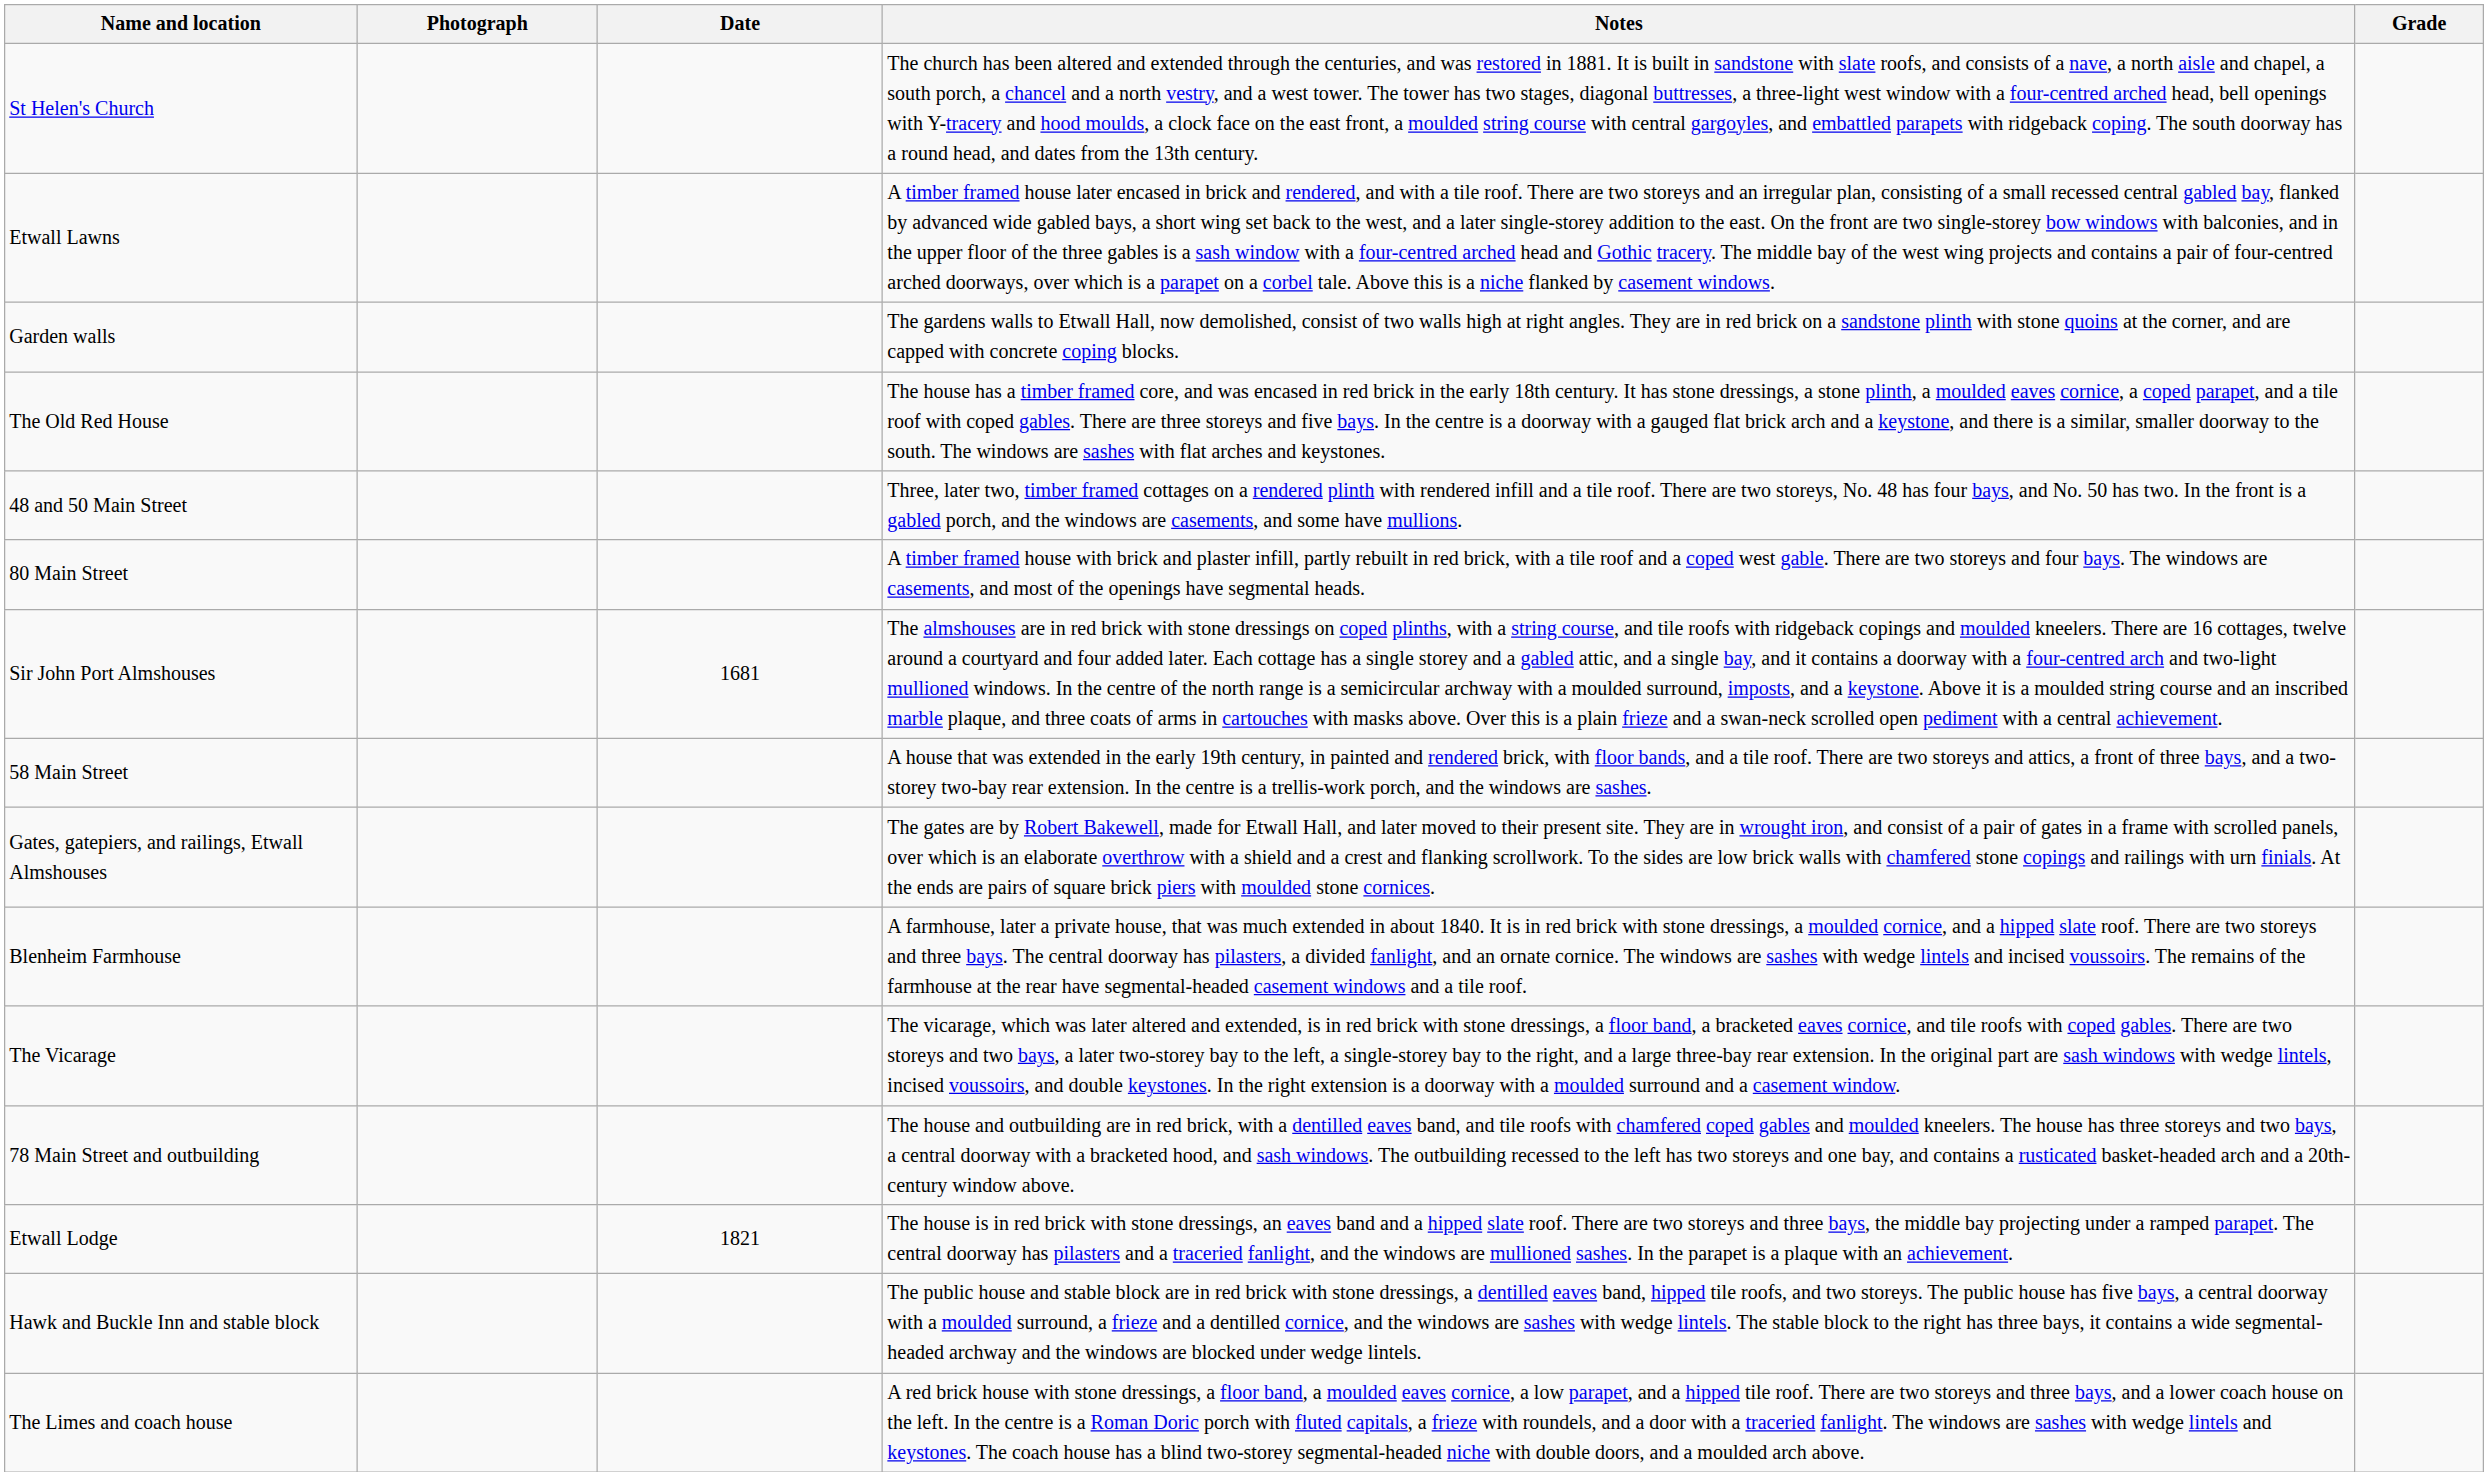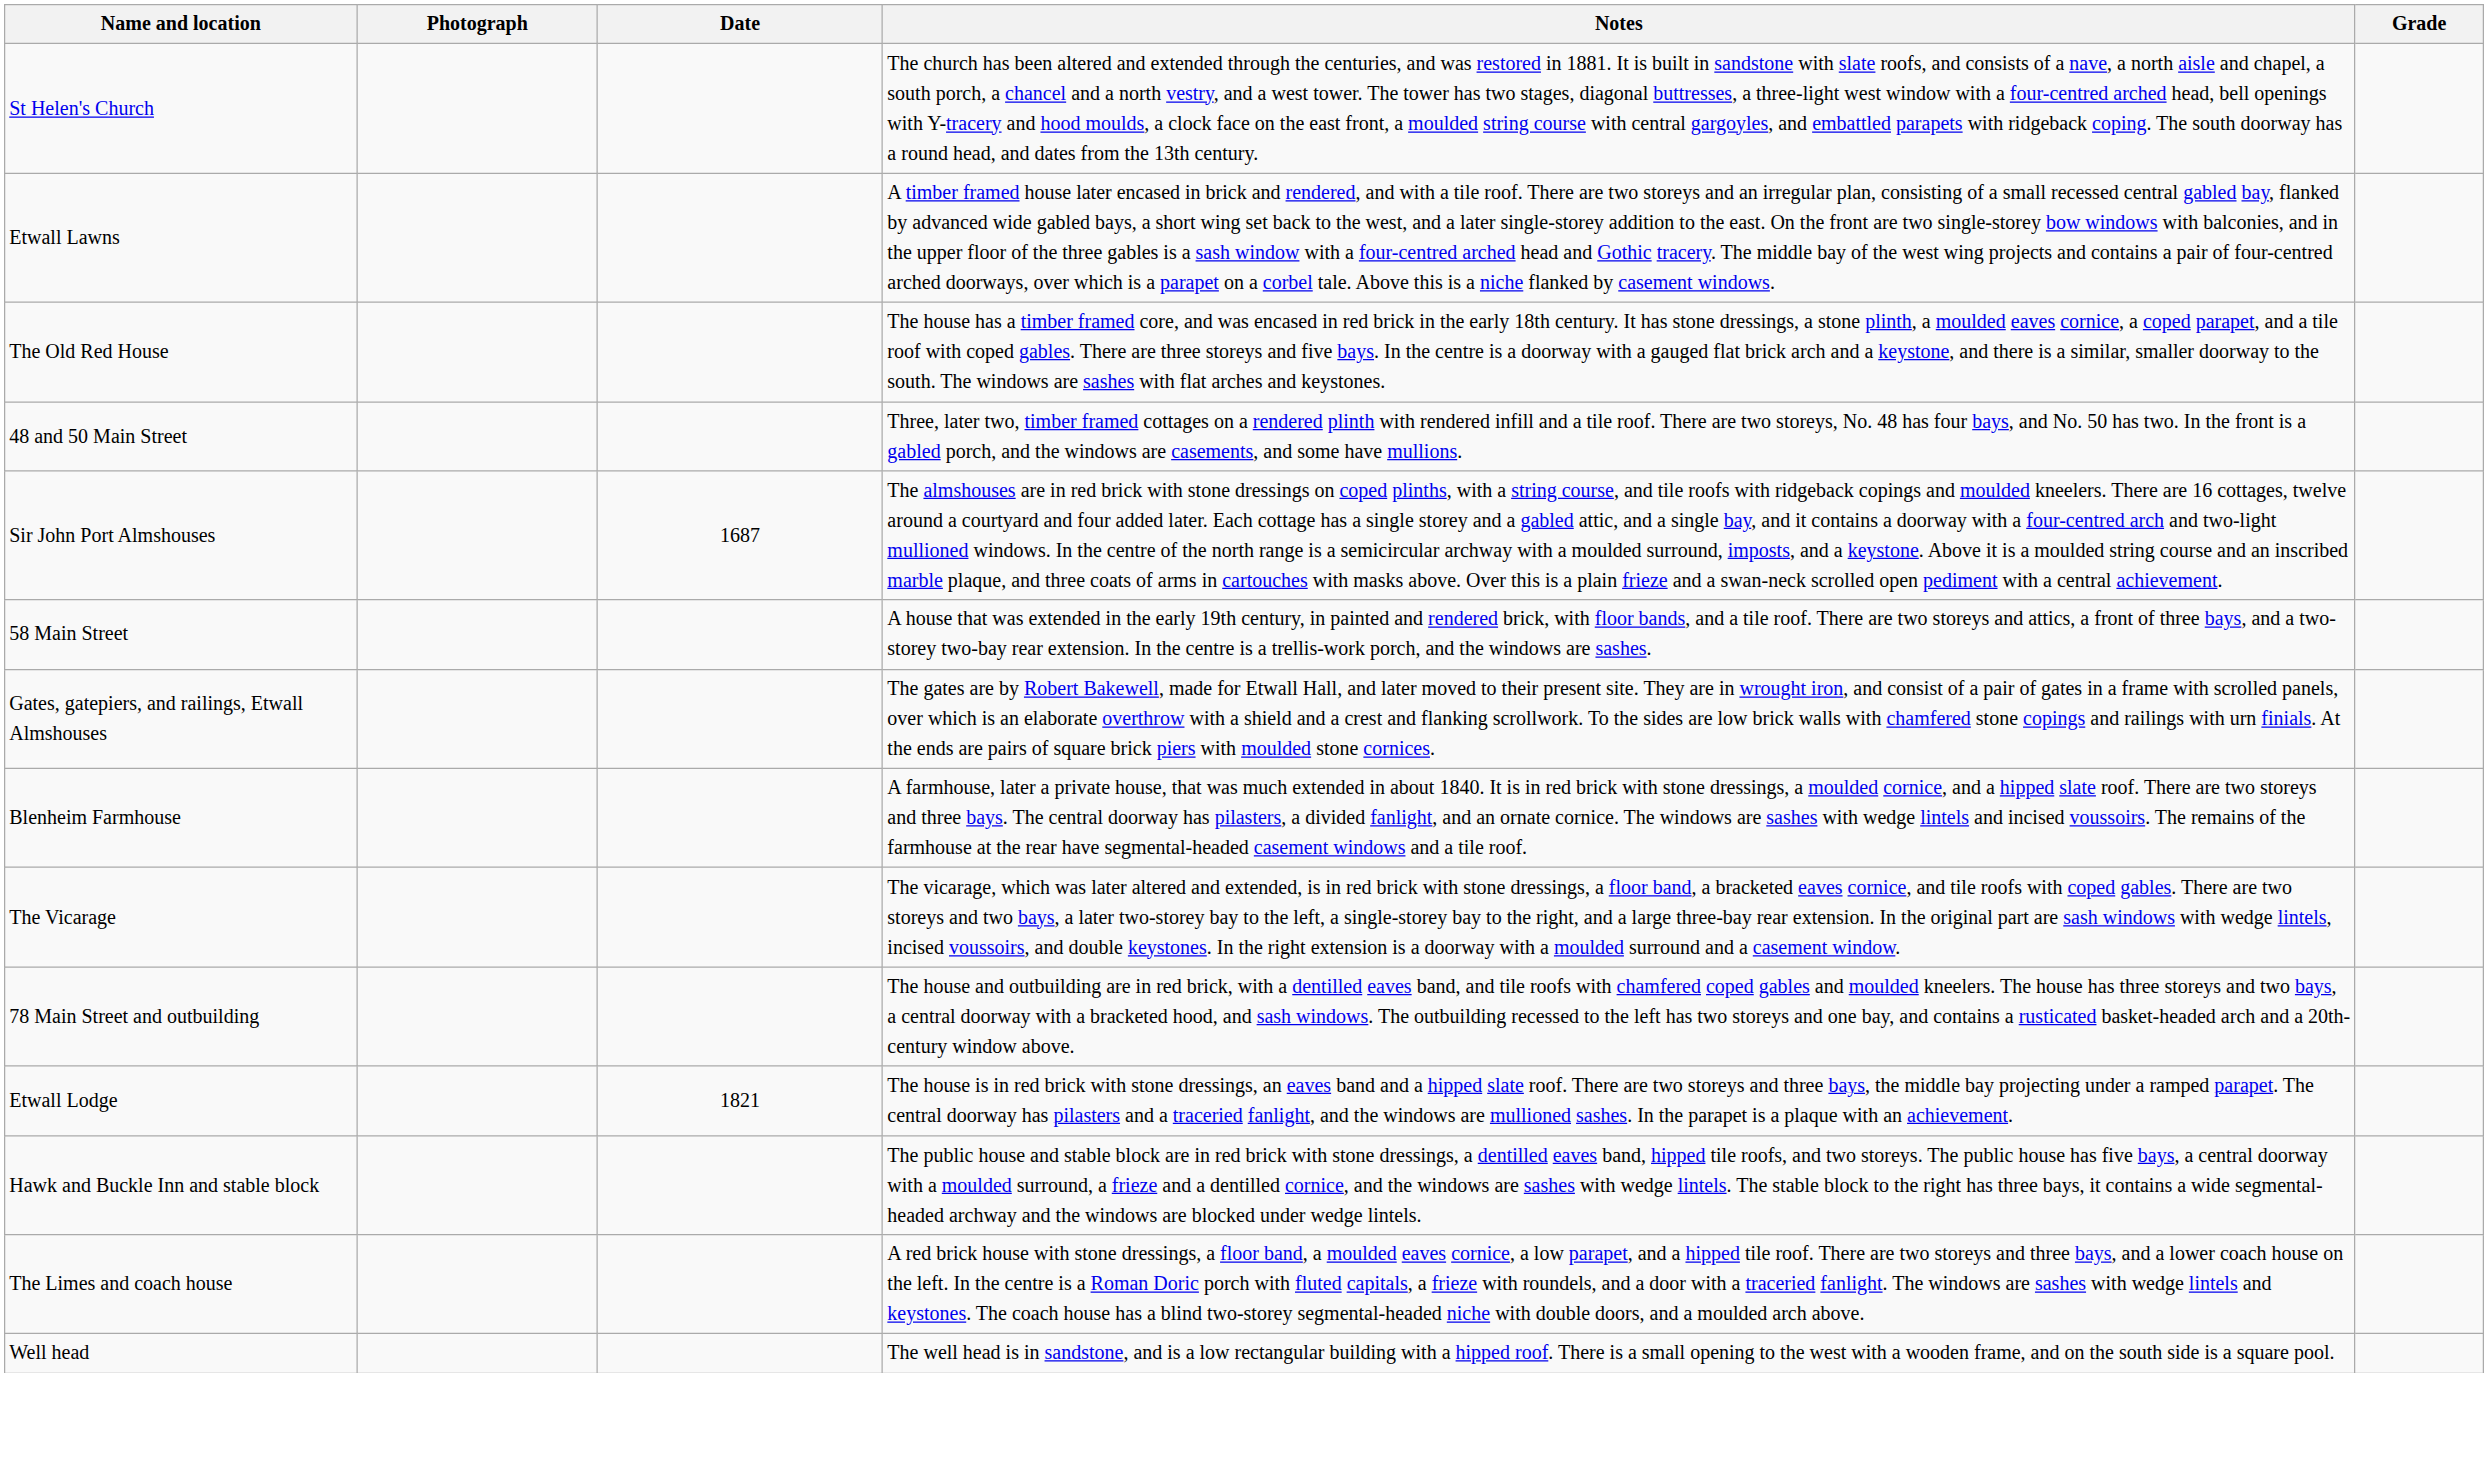- row: (62, 336)
- row: (69, 574)
(740, 673) 1681 -> (740, 535) 1687
+ row: (49, 1353)
